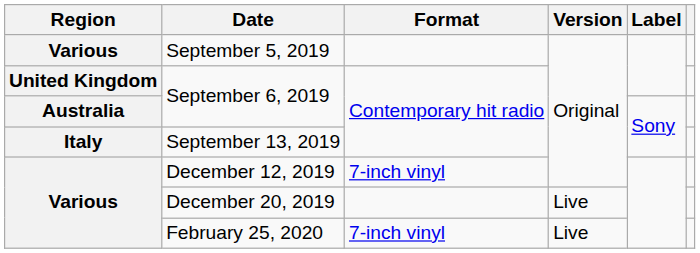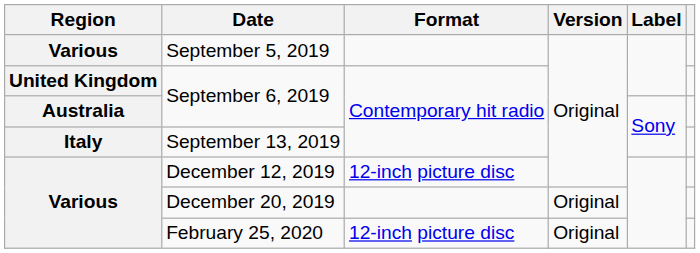(397, 171) 7-inch vinyl -> (432, 171) 12-inch picture disc
(571, 202) Live -> (586, 202) Original
(397, 232) 7-inch vinyl -> (432, 232) 12-inch picture disc
(571, 232) Live -> (586, 232) Original
